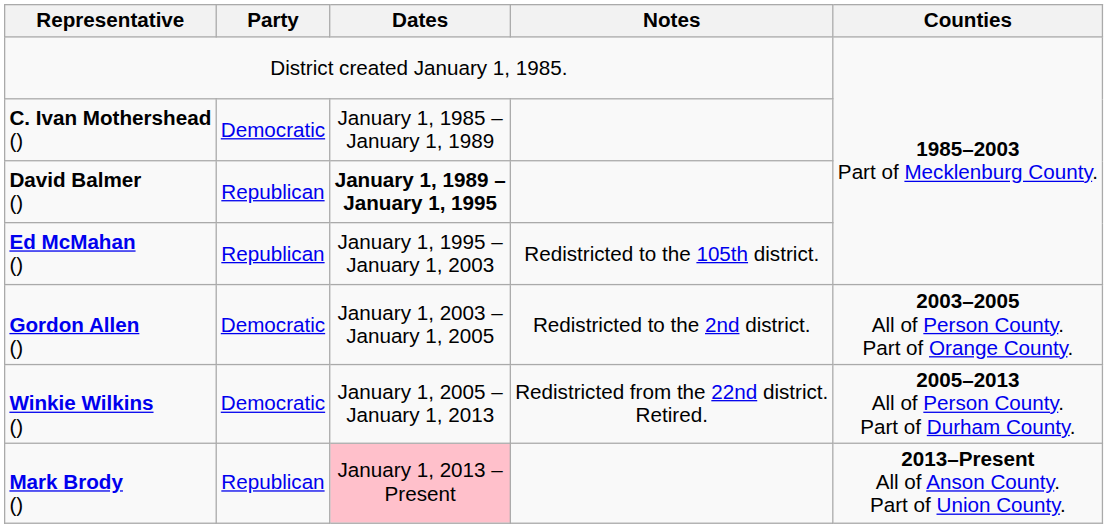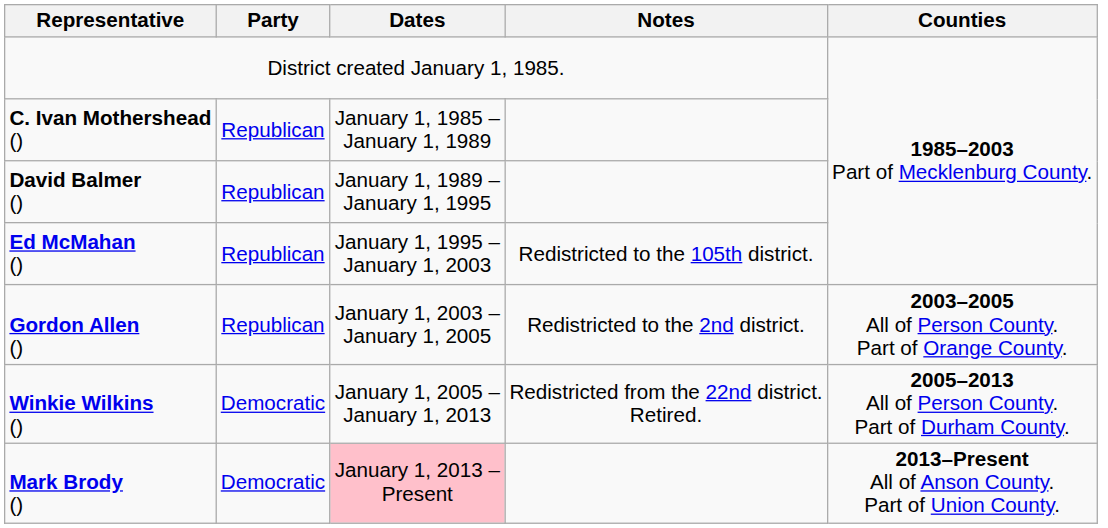(273, 130) Democratic -> (273, 130) Republican
(420, 192) bold -> (417, 192) normal
(273, 324) Democratic -> (273, 324) Republican
(273, 482) Republican -> (273, 482) Democratic
